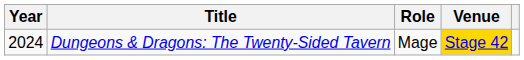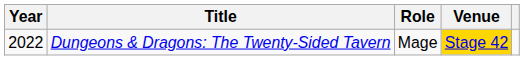(26, 42) 2024 -> (26, 42) 2022
